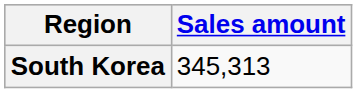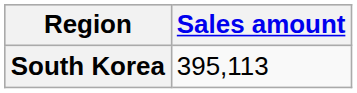(224, 66) 345,313 -> (223, 66) 395,113
